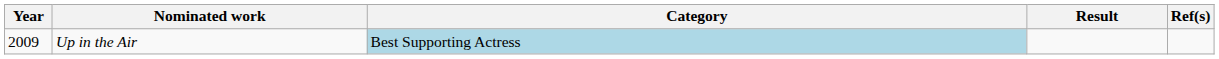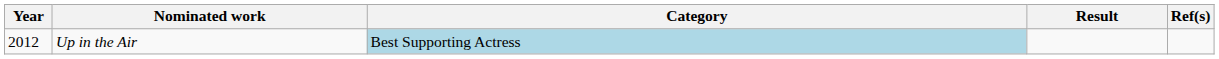(24, 41) 2009 -> (24, 41) 2012
